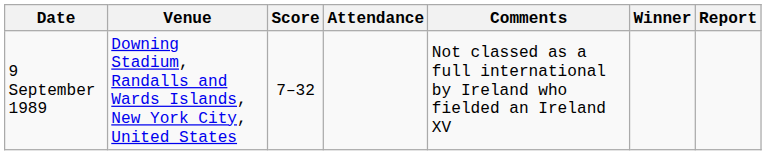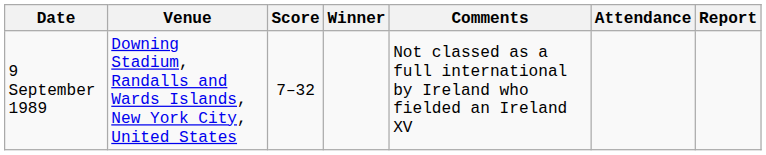columns swapped: (662, 18) <-> (376, 18)
